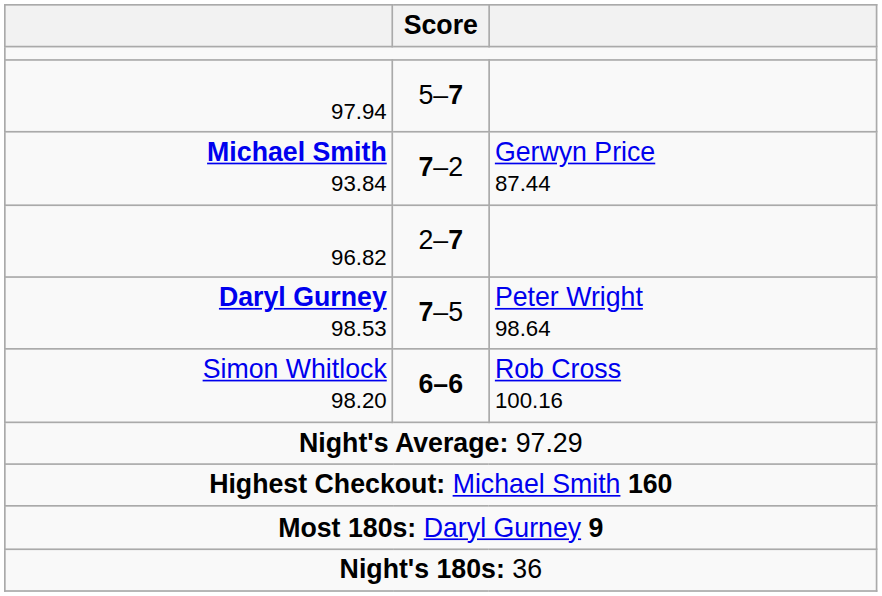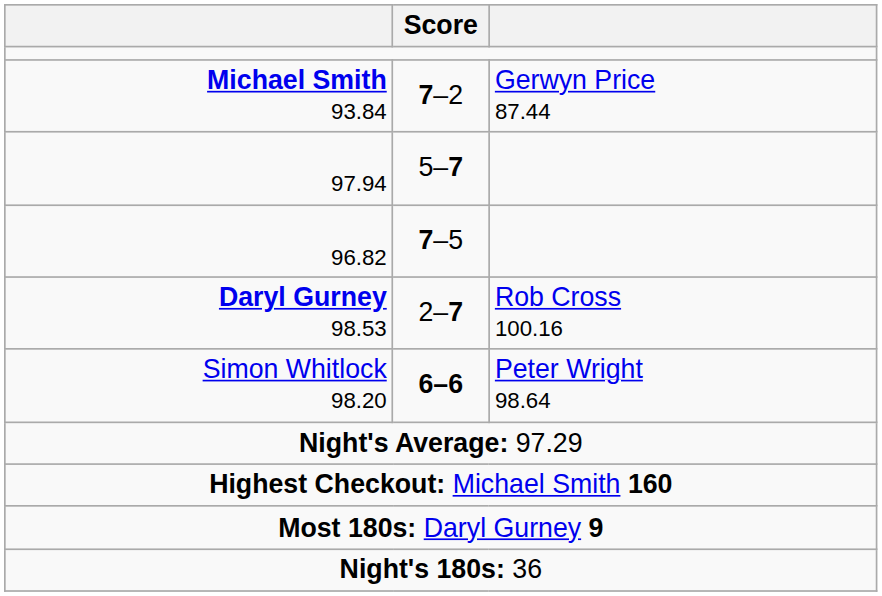rows swapped: (359, 112) <-> (297, 167)
(441, 240) 2–7 -> (441, 240) 7–5
(441, 312) 7–5 -> (441, 312) 2–7
(569, 312) Peter Wright 98.64 -> (558, 312) Rob Cross 100.16
(558, 385) Rob Cross 100.16 -> (569, 385) Peter Wright 98.64
